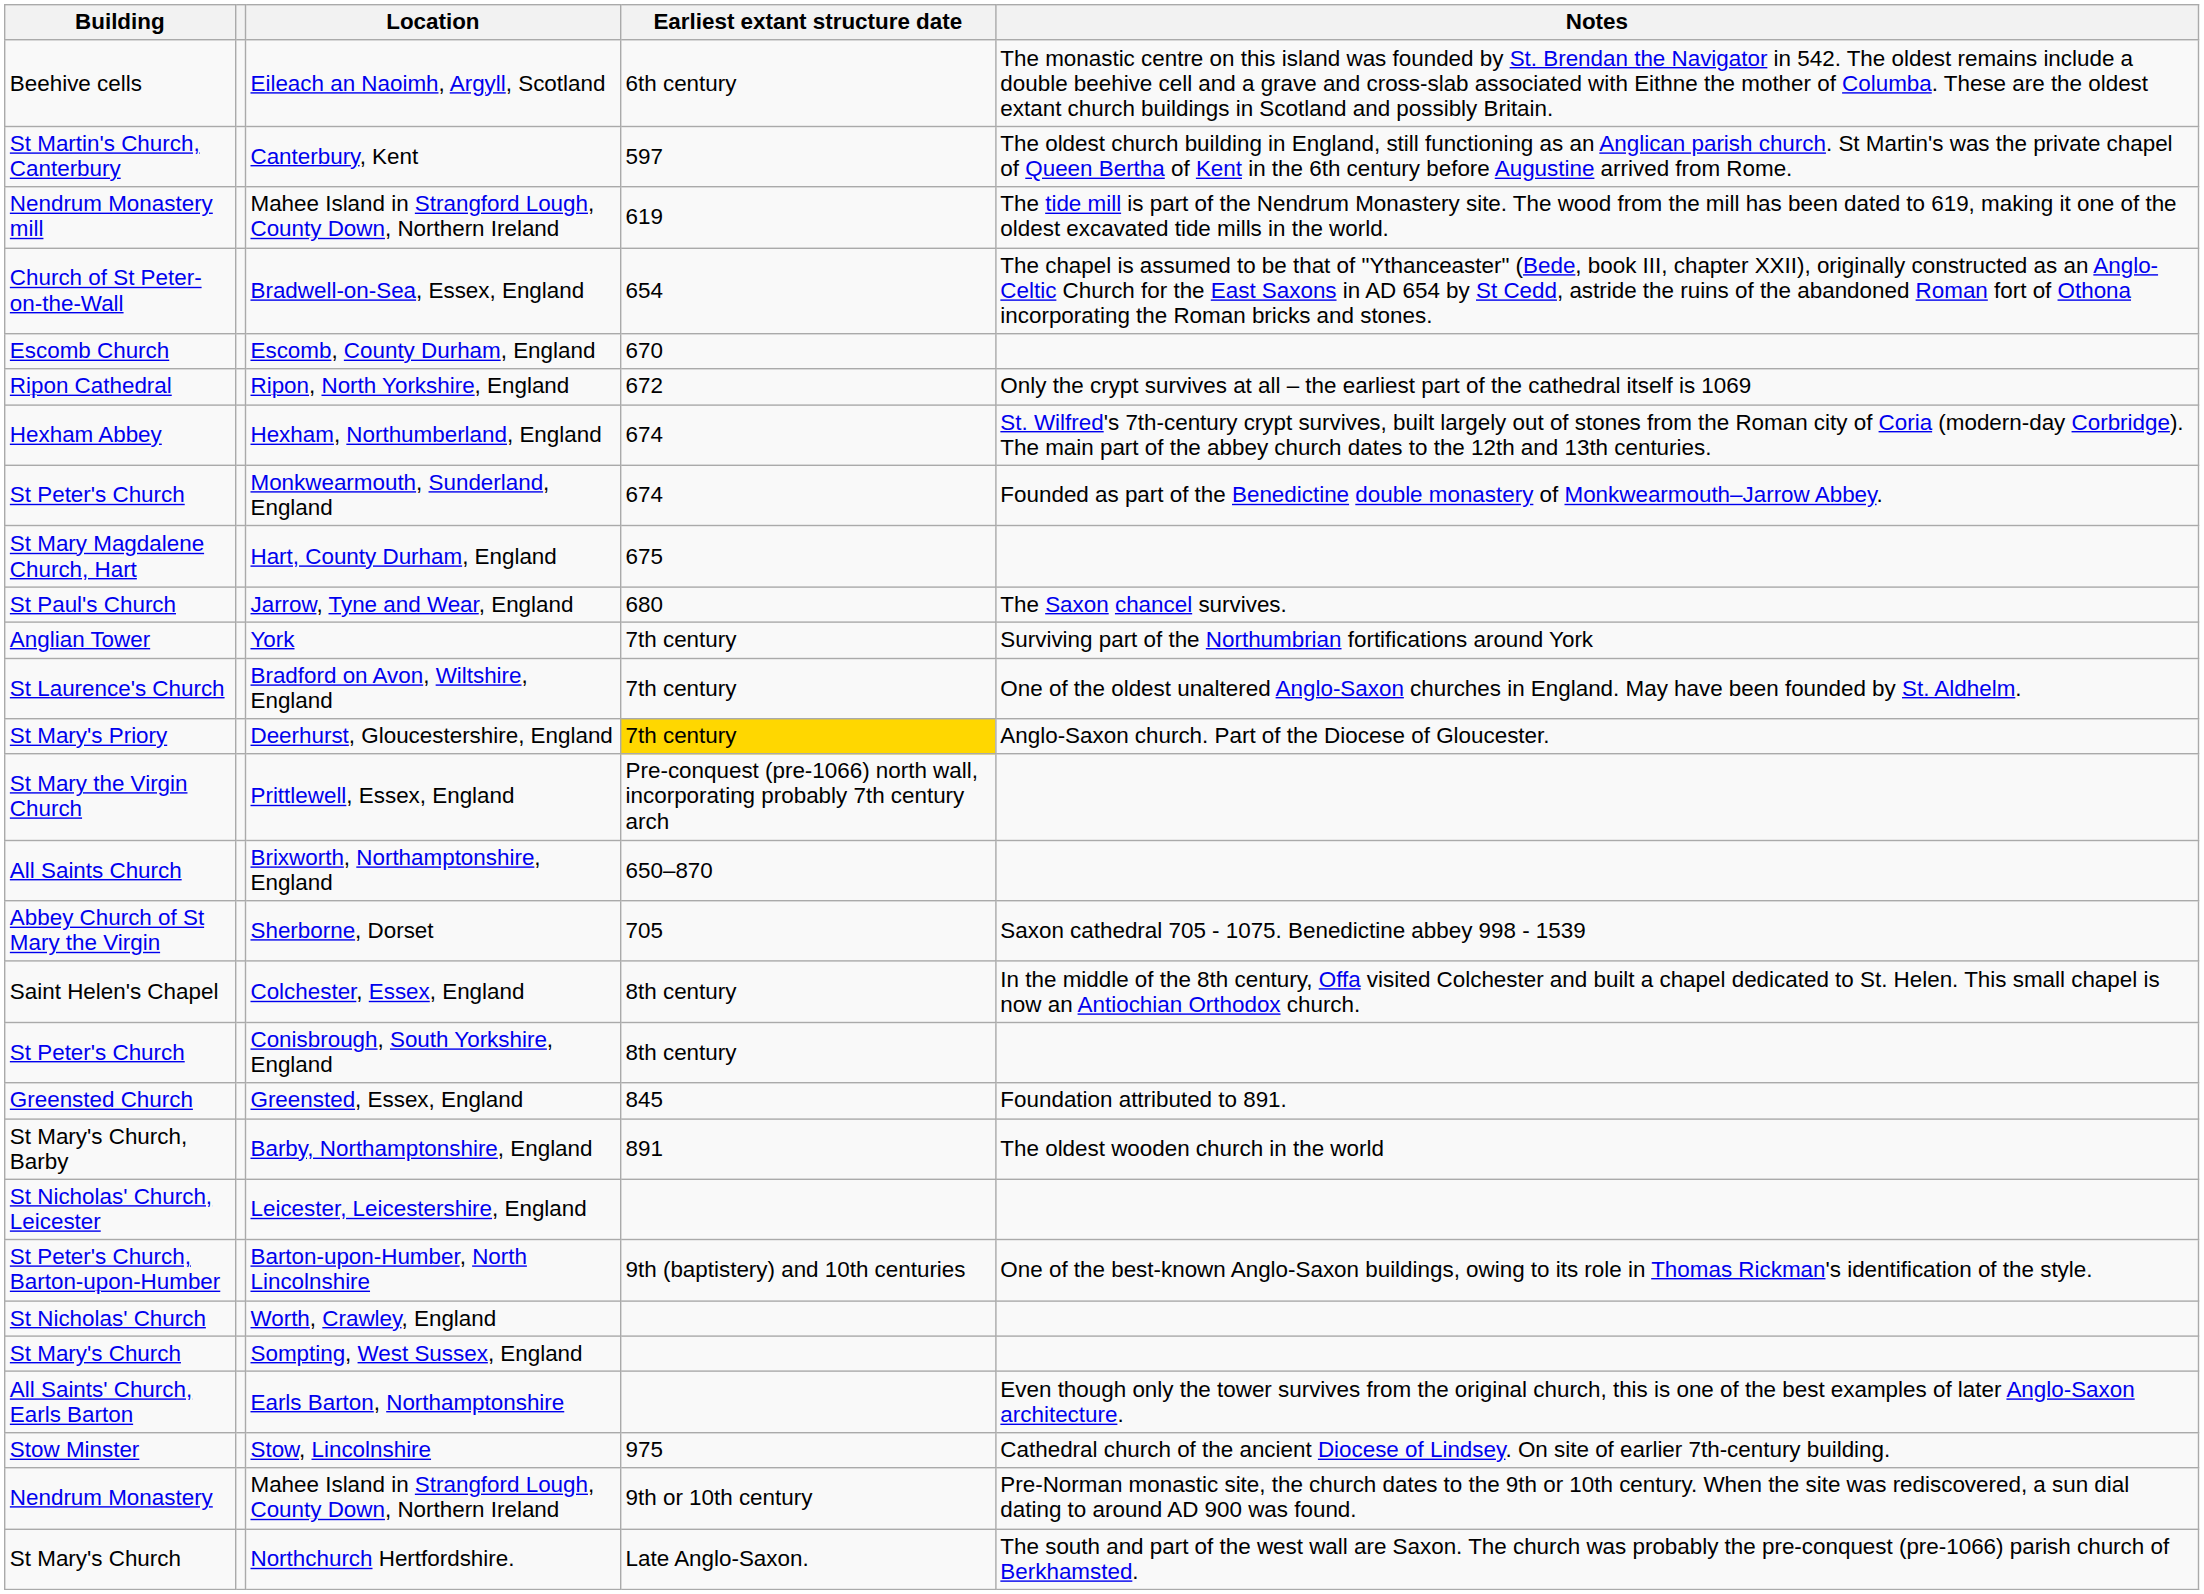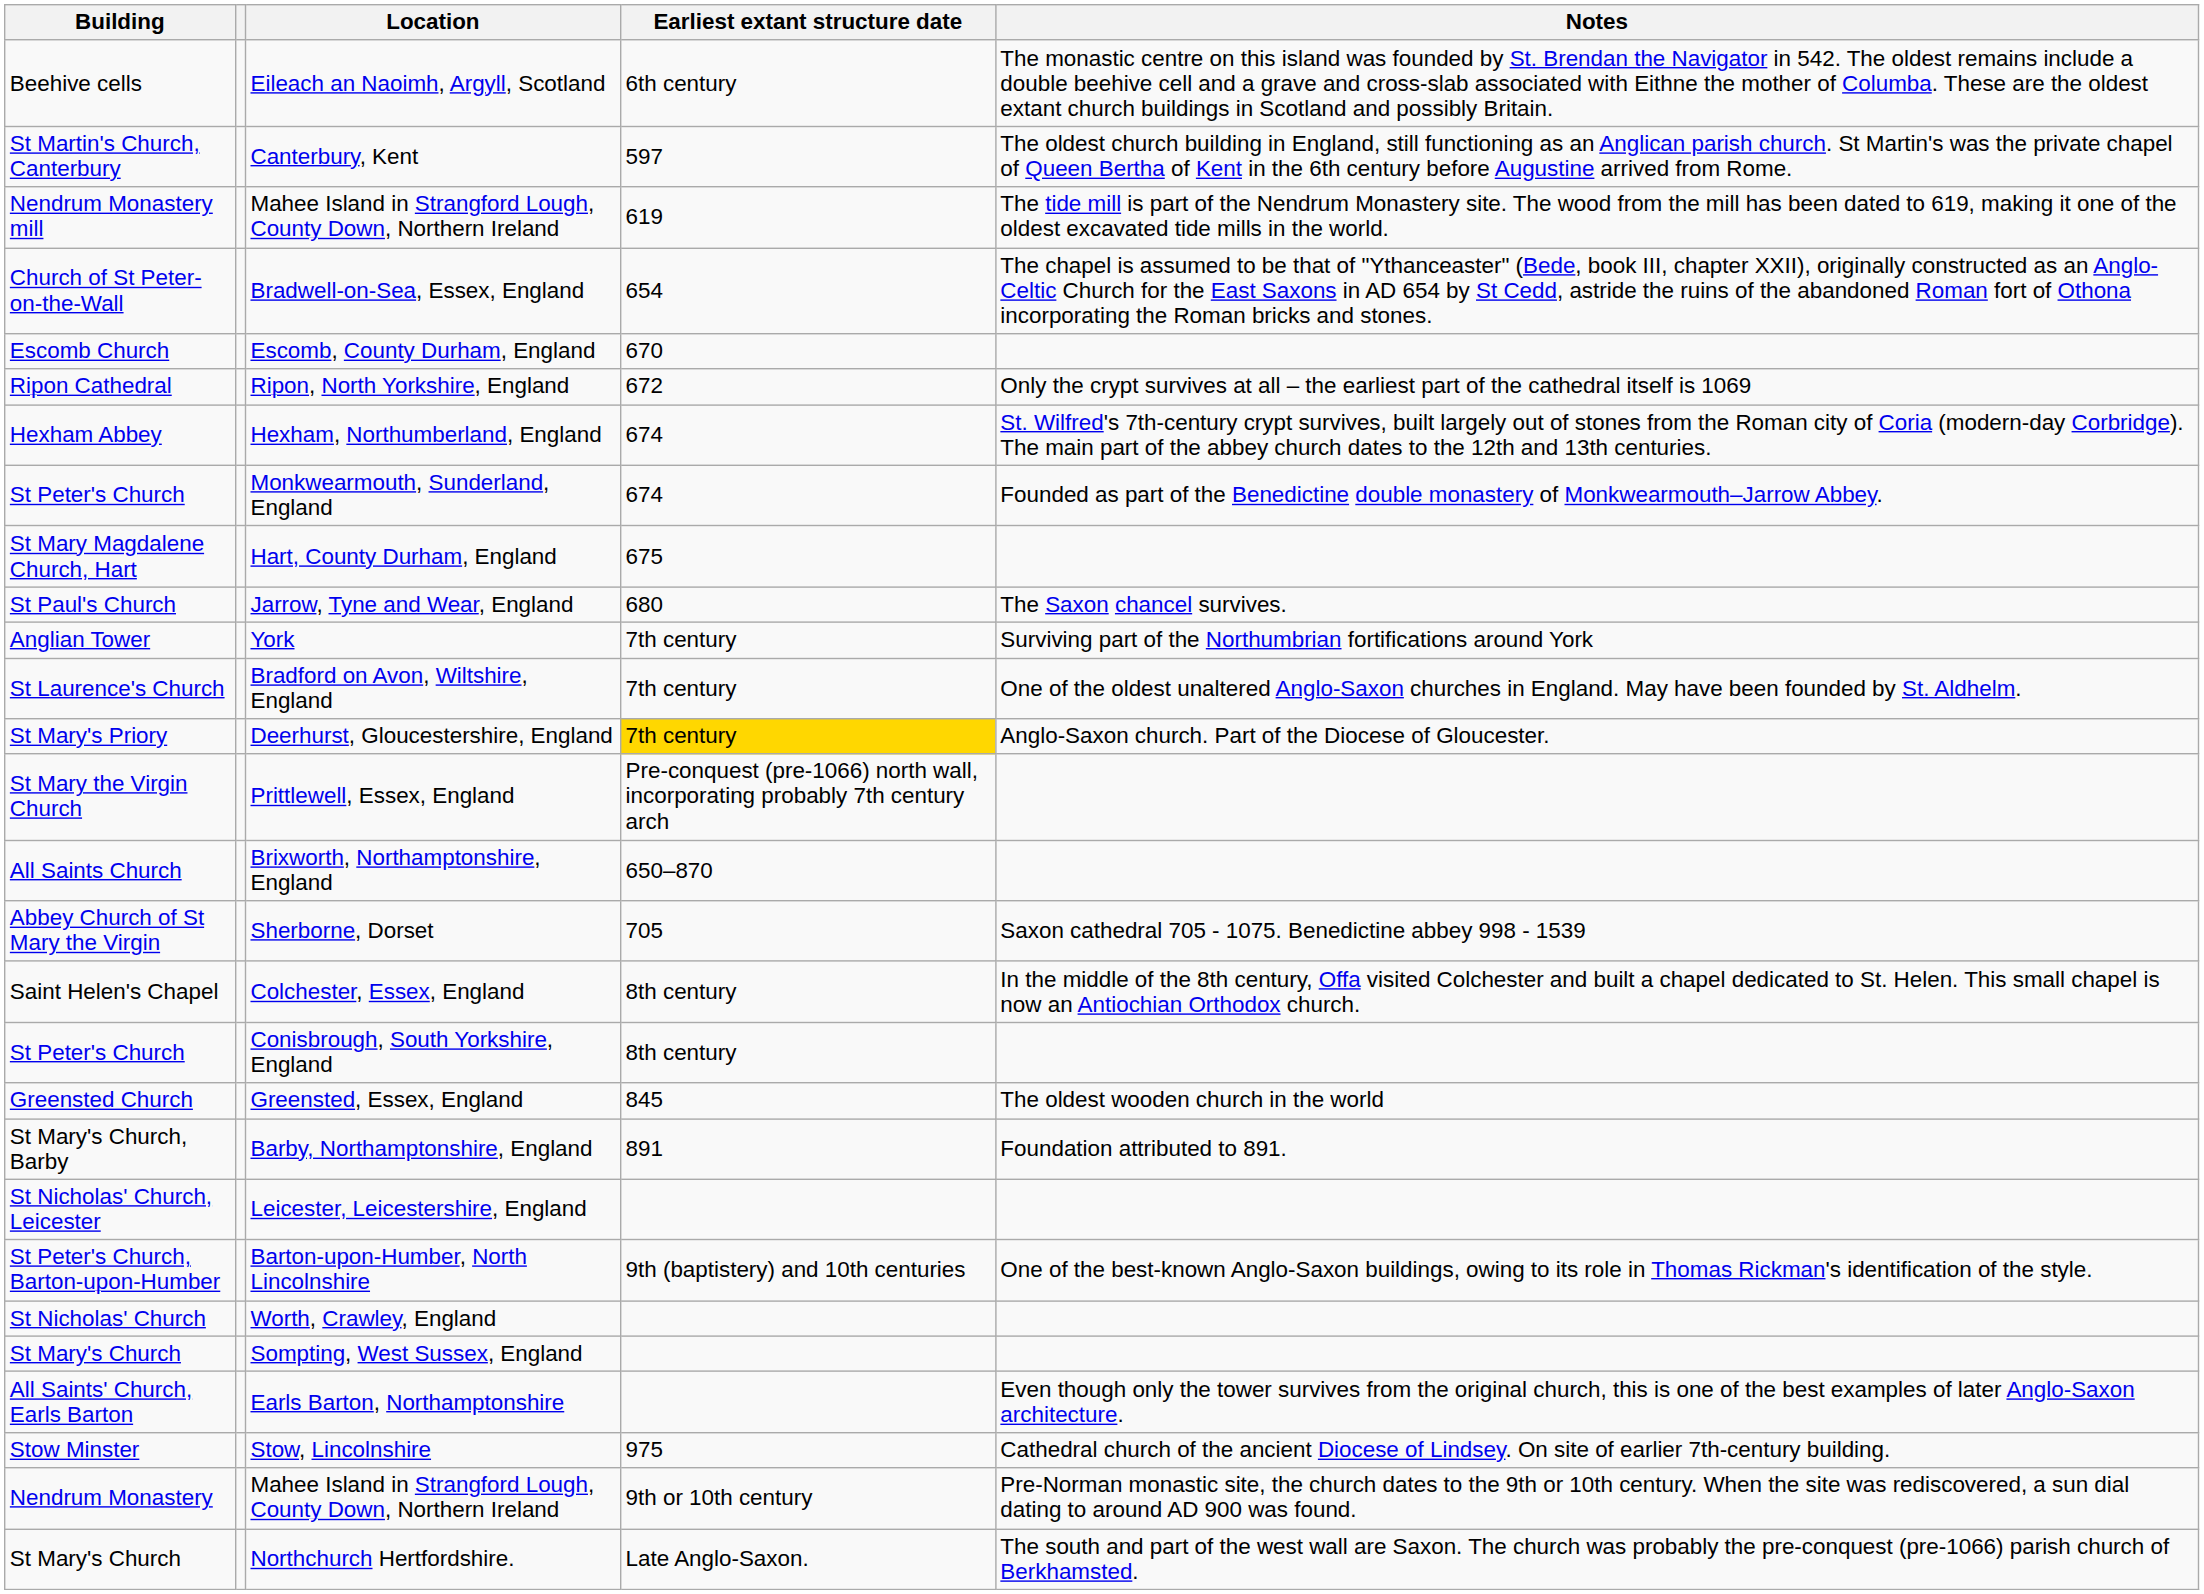(1144, 1100) Foundation attributed to 891. -> (1192, 1100) The oldest wooden church in the world
(1192, 1148) The oldest wooden church in the world -> (1144, 1148) Foundation attributed to 891.
